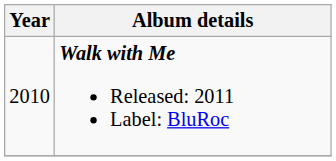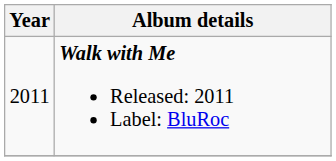(30, 96) 2010 -> (30, 96) 2011
